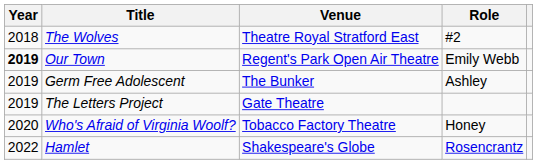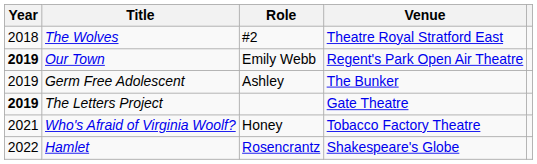columns swapped: (484, 15) <-> (340, 15)
(23, 103) normal -> (23, 103) bold
(23, 125) 2020 -> (23, 125) 2021
